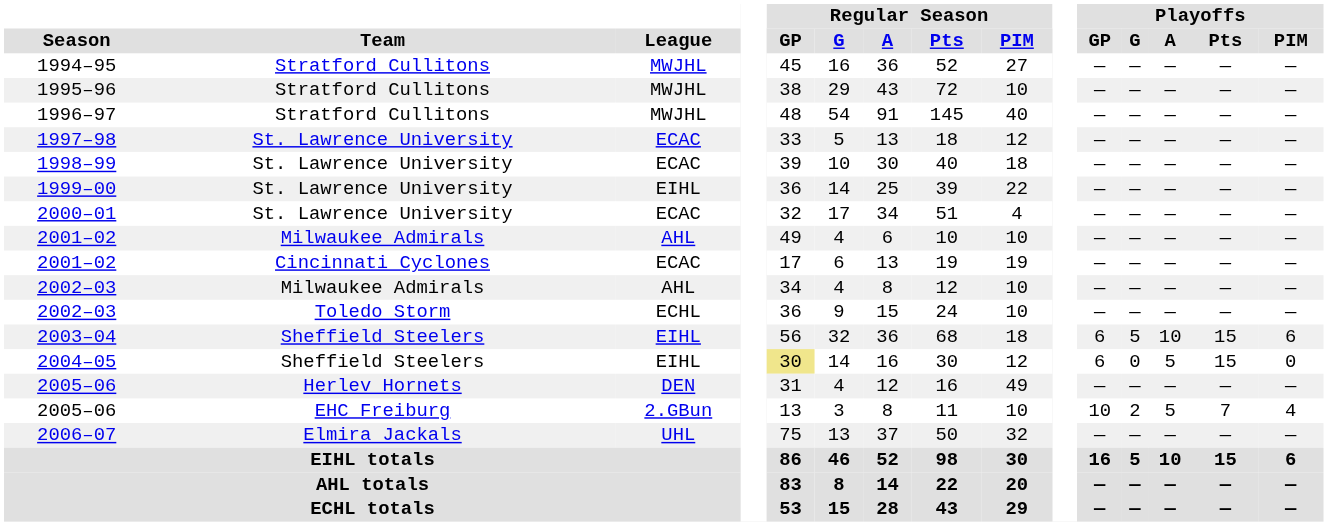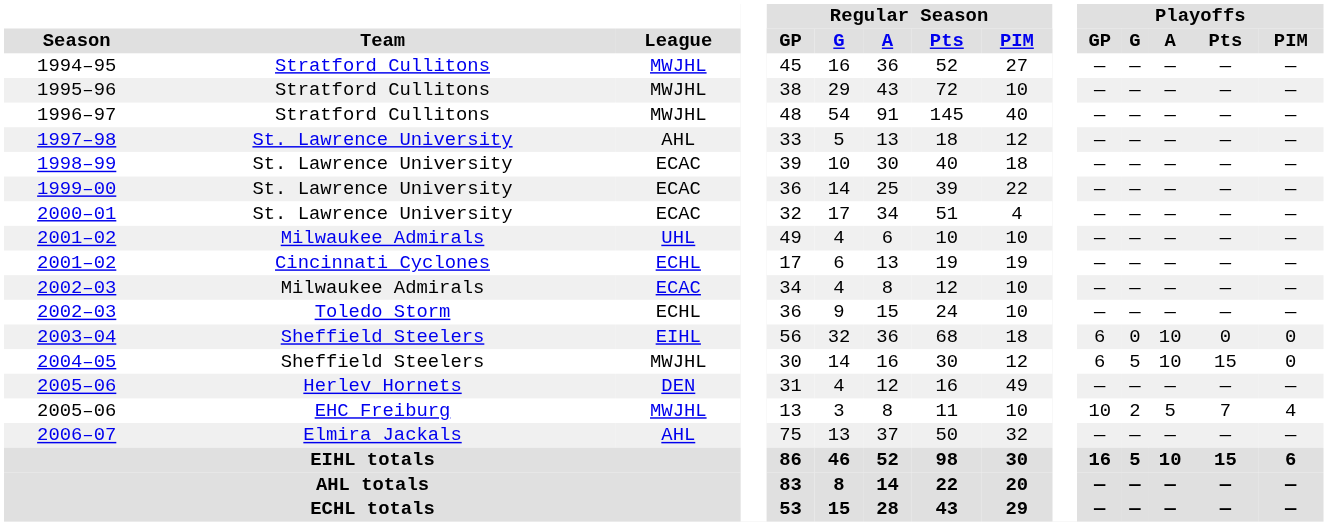(678, 140) ECAC -> (678, 140) AHL
(678, 189) EIHL -> (678, 189) ECAC
(678, 238) AHL -> (678, 238) UHL
(678, 263) ECAC -> (678, 263) ECHL
(678, 287) AHL -> (678, 287) ECAC
(1135, 337) 5 -> (1135, 337) 0
(1225, 337) 15 -> (1225, 337) 0
(1291, 337) 6 -> (1291, 337) 0
(678, 361) EIHL -> (678, 361) MWJHL
(790, 361) khaki background -> (790, 361) no background
(1135, 361) 0 -> (1135, 361) 5
(1170, 361) 5 -> (1170, 361) 10
(678, 411) 2.GBun -> (678, 411) MWJHL
(678, 435) UHL -> (678, 435) AHL
